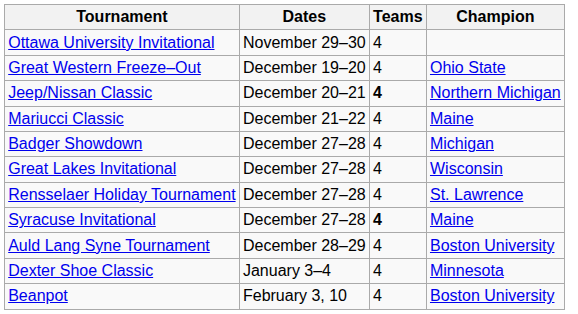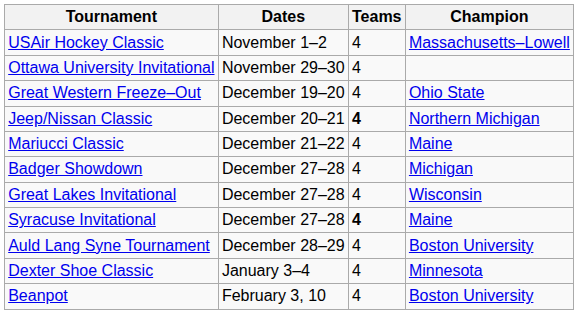+ row: (86, 42)
- row: (122, 194)
